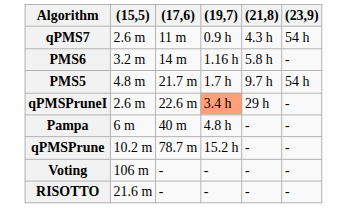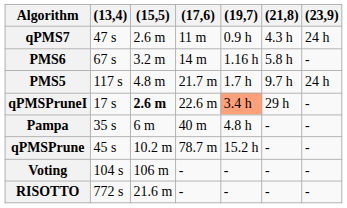+ column: (110, 15)
(297, 37) 54 h -> (317, 37) 24 h
(297, 81) 54 h -> (317, 81) 24 h
(129, 103) normal -> (150, 103) bold
